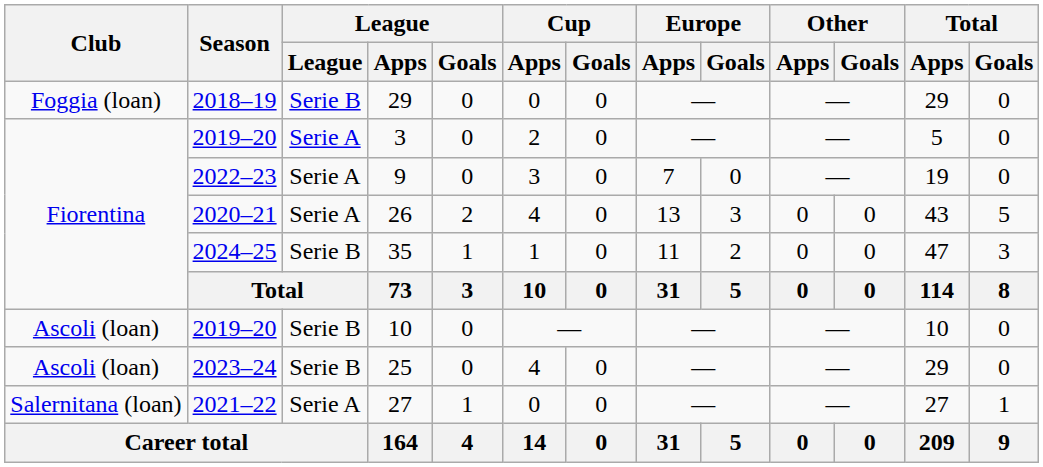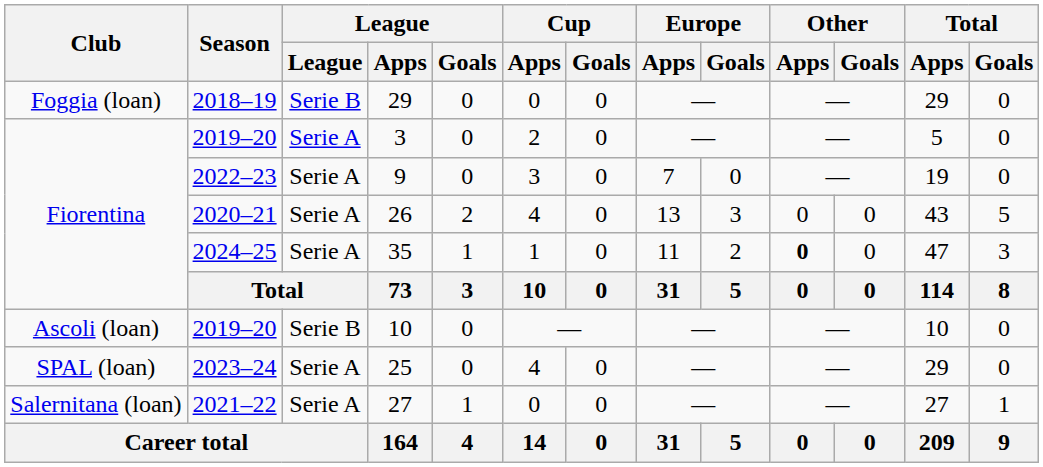(325, 251) Serie B -> (325, 251) Serie A
(803, 251) normal -> (803, 251) bold
(96, 366) Ascoli (loan) -> (96, 366) SPAL (loan)
(325, 366) Serie B -> (325, 366) Serie A
